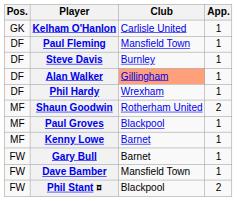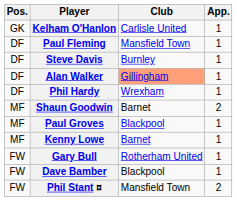(162, 108) Rotherham United -> (136, 108) Barnet
(136, 156) Barnet -> (162, 156) Rotherham United
(155, 172) Mansfield Town -> (143, 172) Blackpool
(143, 188) Blackpool -> (155, 188) Mansfield Town
